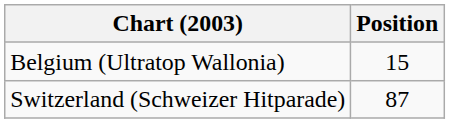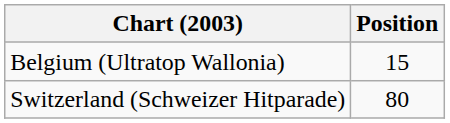(397, 99) 87 -> (397, 99) 80
